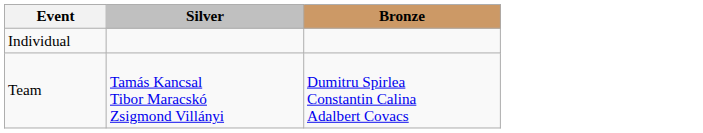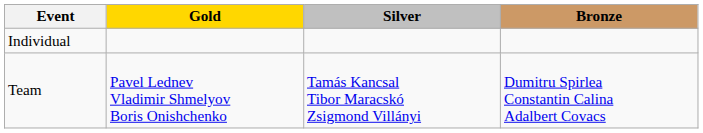+ column: (205, 16)
